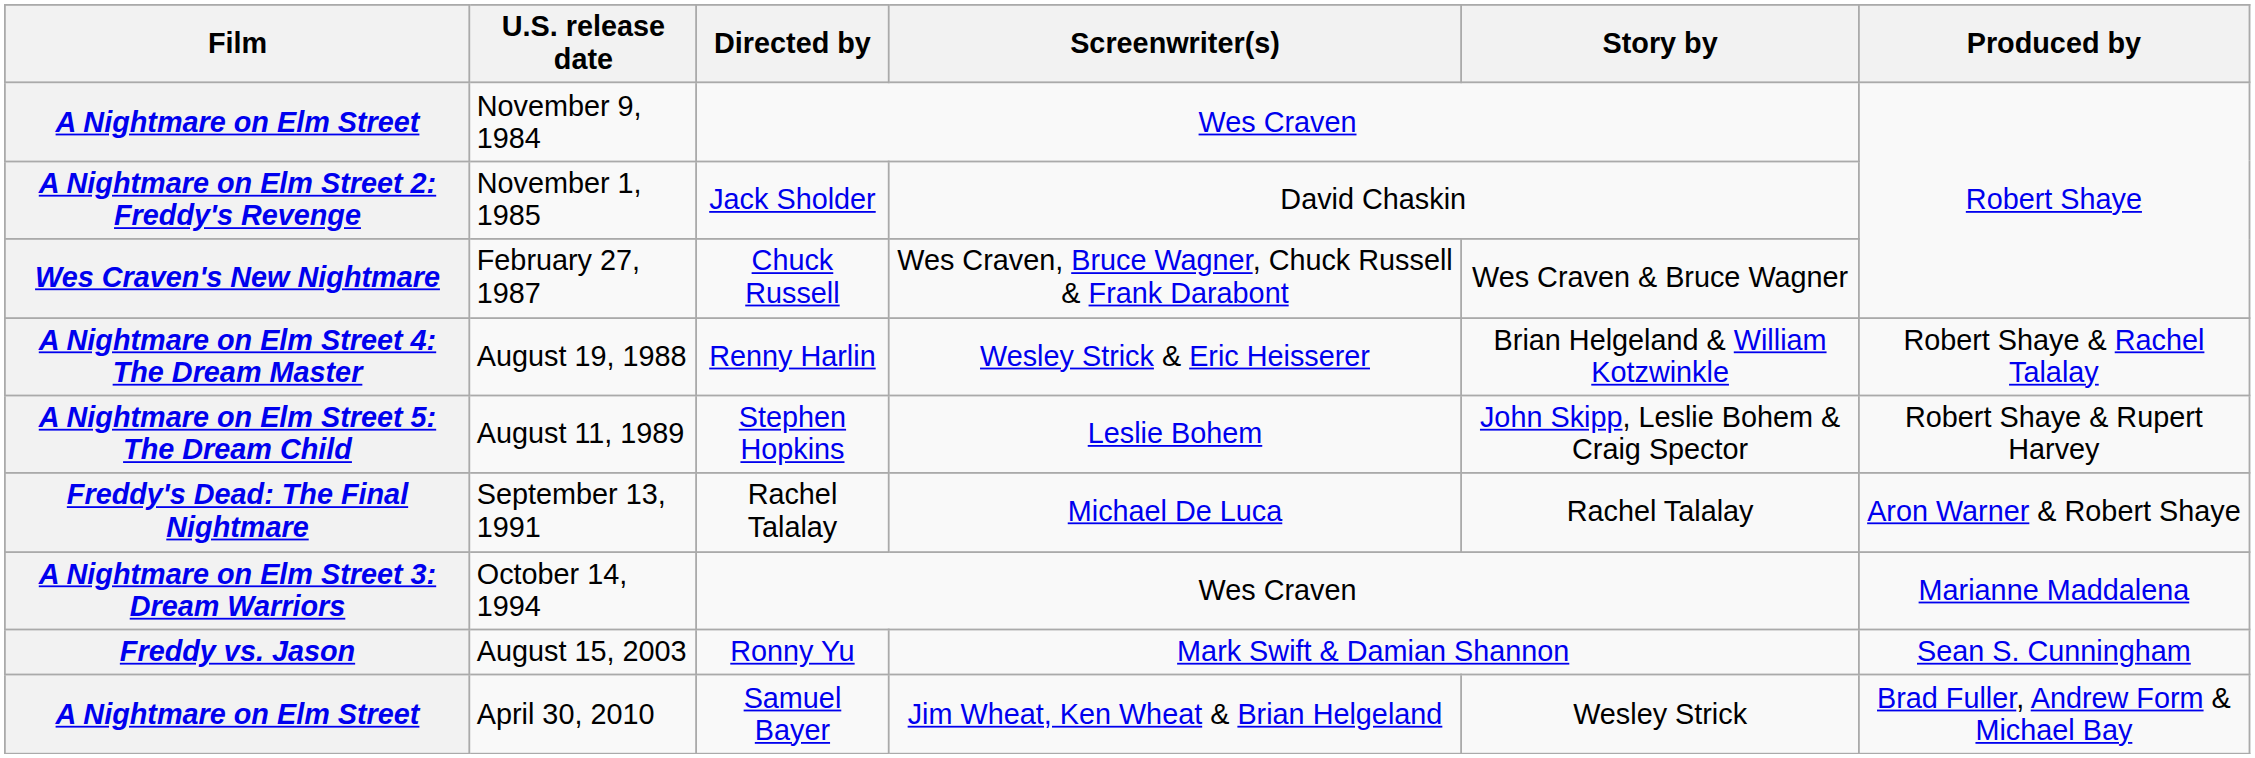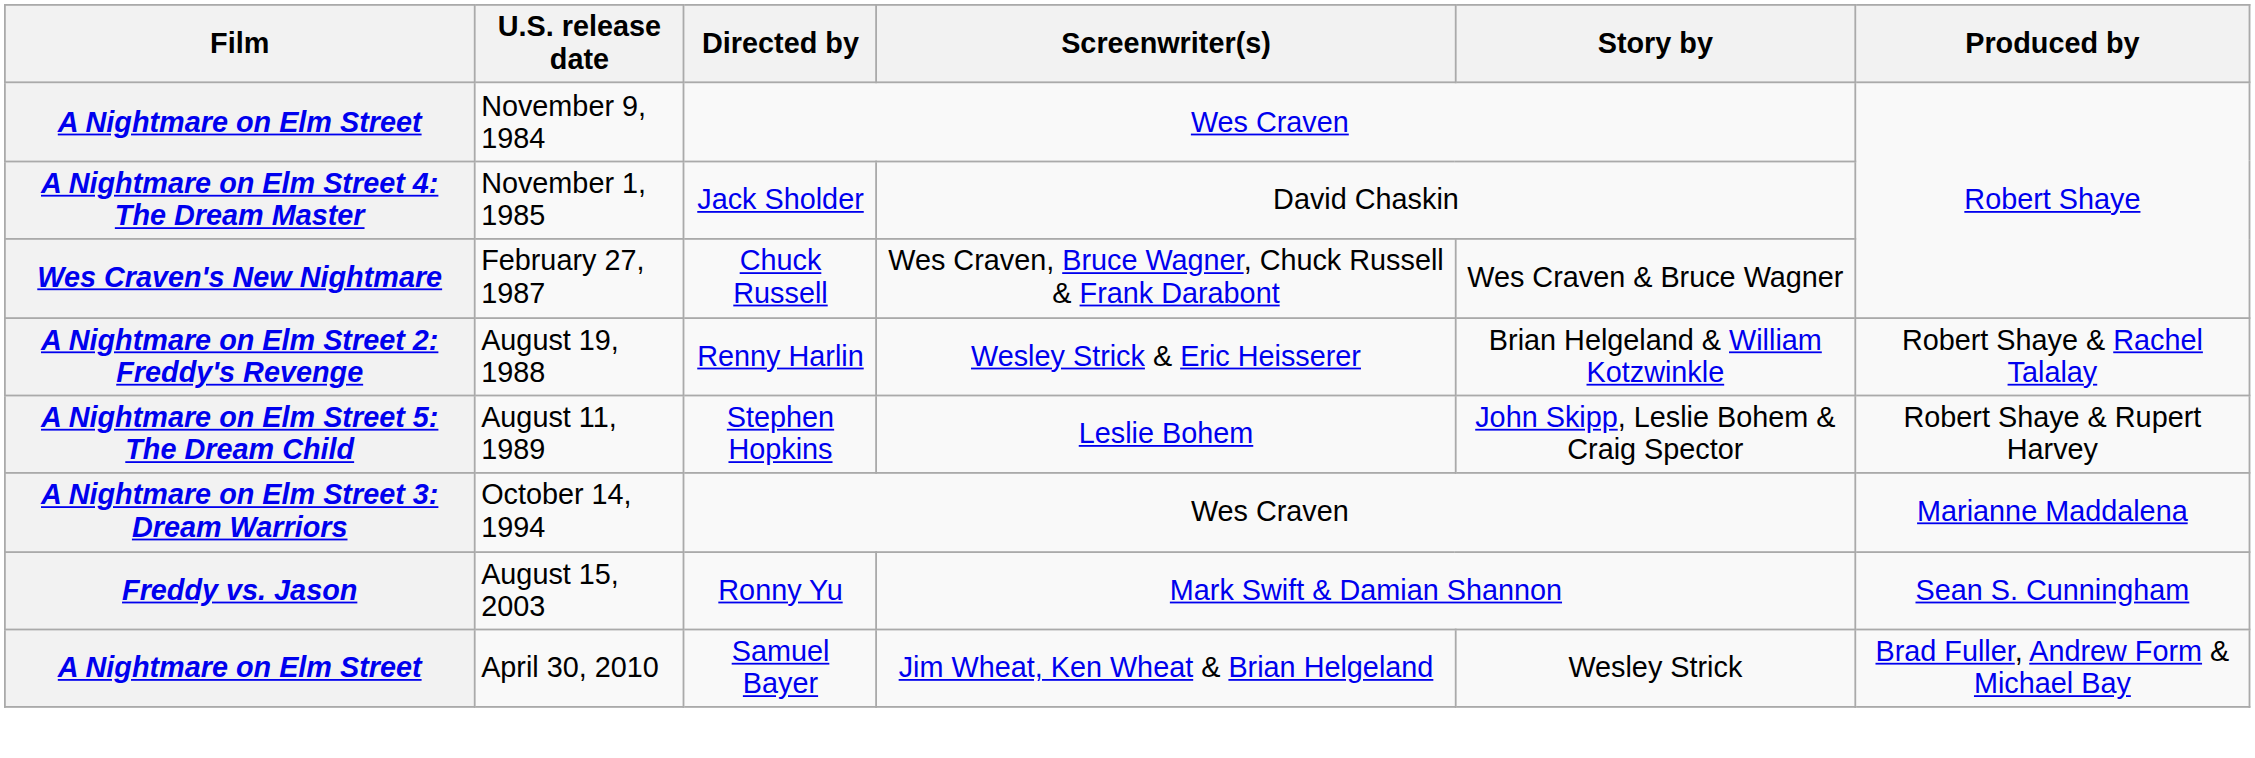(237, 199) A Nightmare on Elm Street 2: Freddy's Revenge -> (240, 199) A Nightmare on Elm Street 4: The Dream Master
(237, 355) A Nightmare on Elm Street 4: The Dream Master -> (240, 355) A Nightmare on Elm Street 2: Freddy's Revenge
- row: (571, 511)
